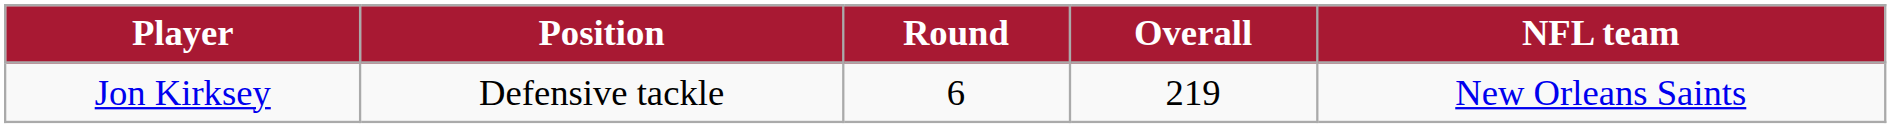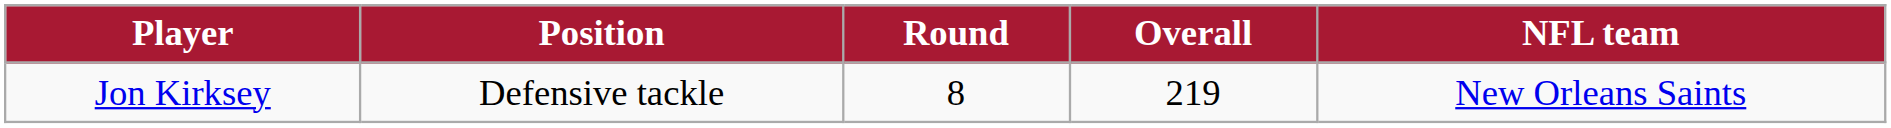(956, 91) 6 -> (956, 91) 8
